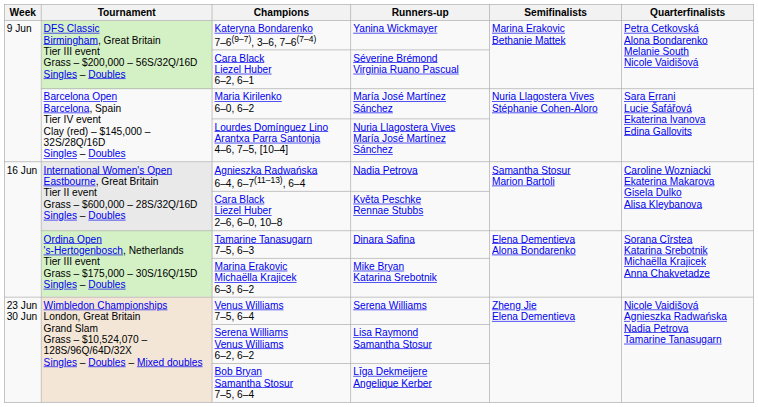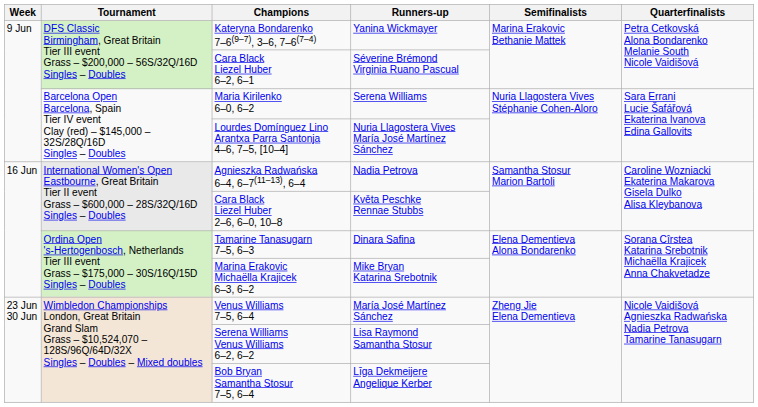(400, 103) María José Martínez Sánchez -> (390, 97) Serena Williams
(390, 305) Serena Williams -> (400, 311) María José Martínez Sánchez
